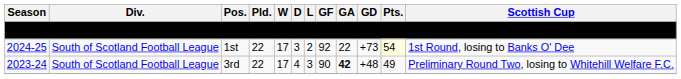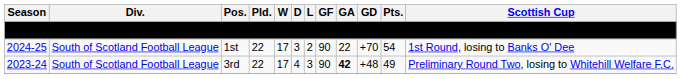(324, 47) 92 -> (324, 47) 90
(369, 47) +73 -> (369, 47) +70
(389, 47) lightyellow background -> (389, 47) no background
